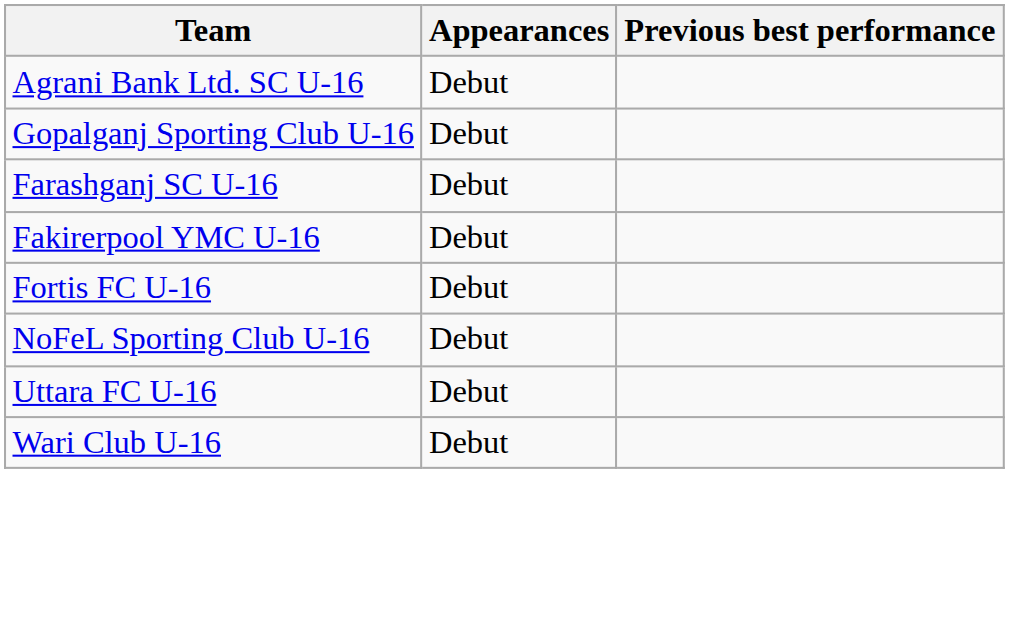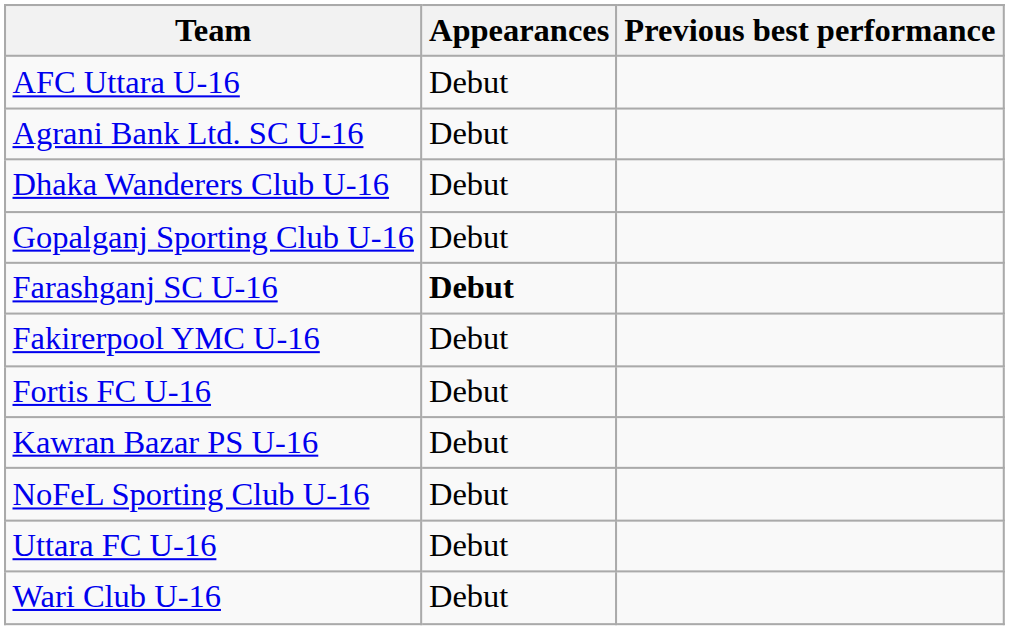+ row: (126, 81)
+ row: (201, 184)
(469, 184) normal -> (471, 287) bold
+ row: (165, 442)
